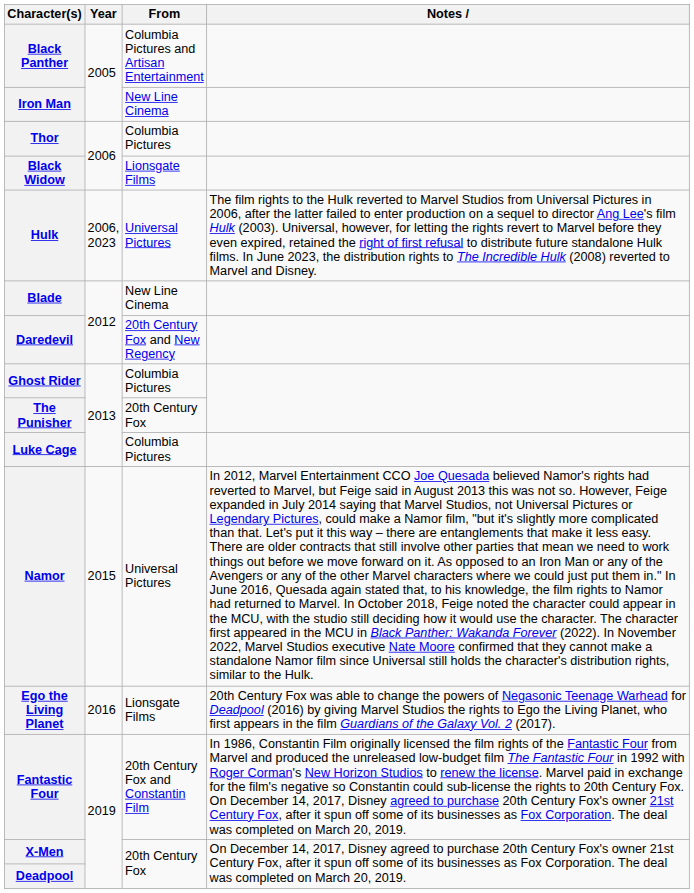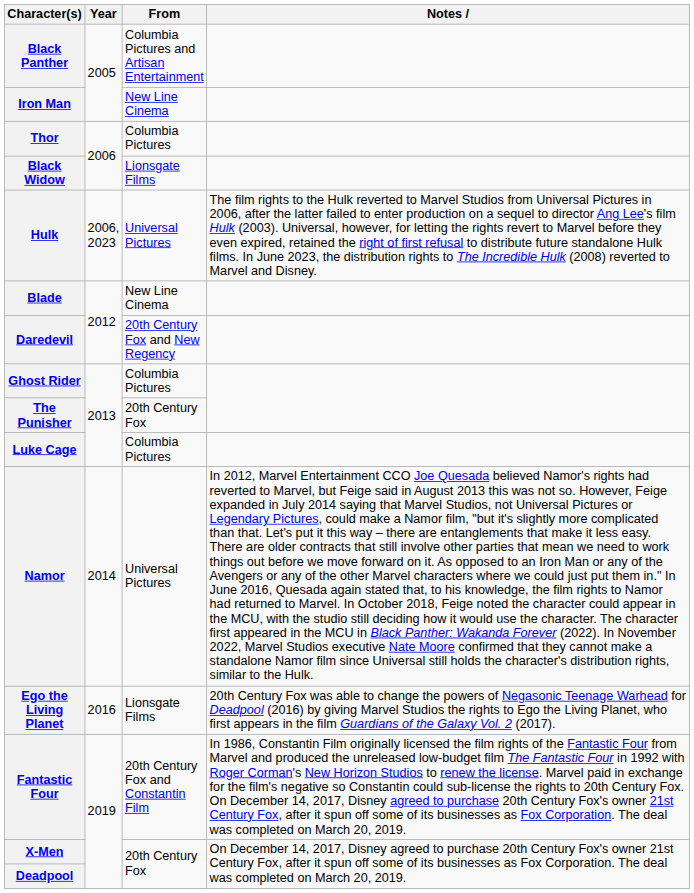(102, 576) 2015 -> (102, 576) 2014
